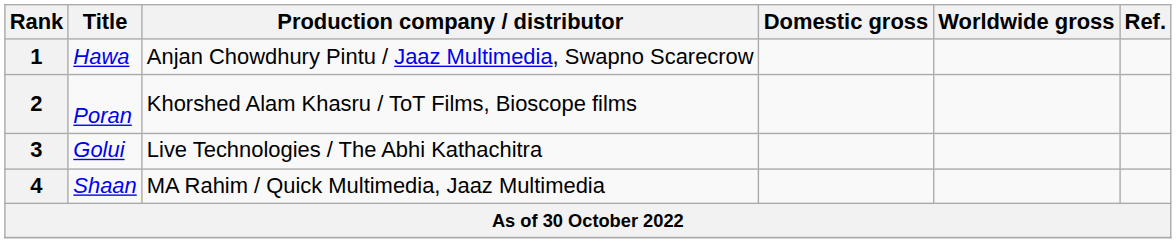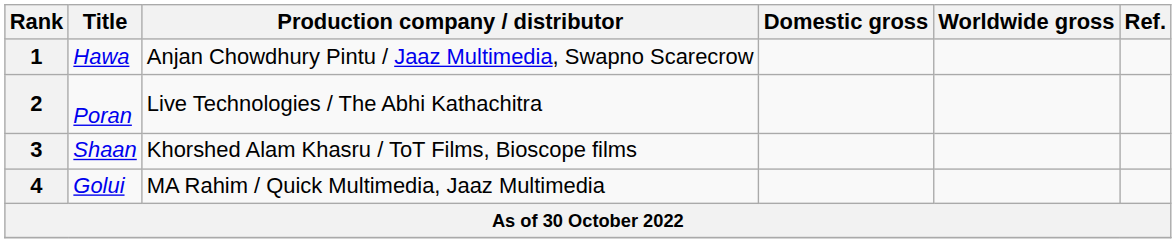(392, 103) Khorshed Alam Khasru / ToT Films, Bioscope films -> (344, 103) Live Technologies / The Abhi Kathachitra
(99, 150) Golui -> (105, 150) Shaan
(344, 150) Live Technologies / The Abhi Kathachitra -> (392, 150) Khorshed Alam Khasru / ToT Films, Bioscope films
(105, 185) Shaan -> (99, 185) Golui
